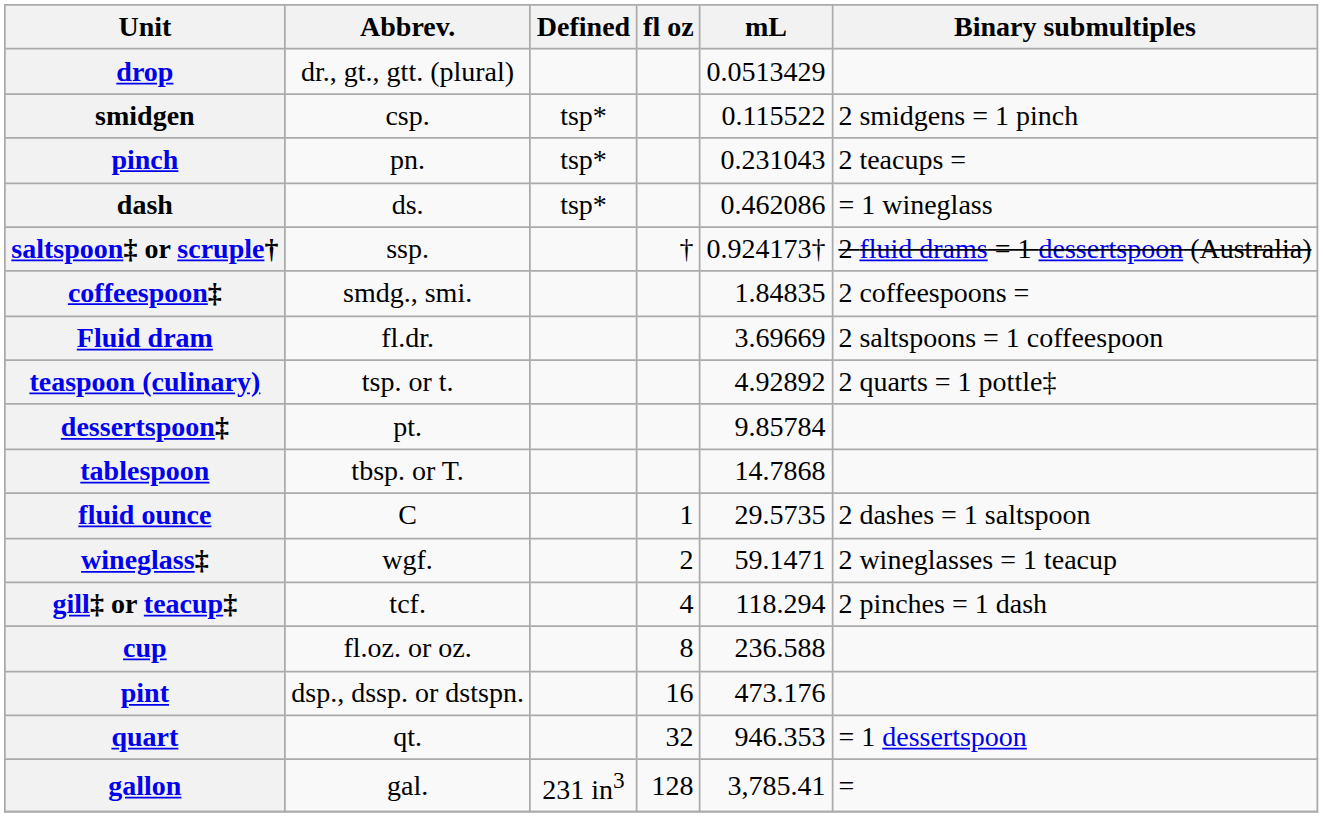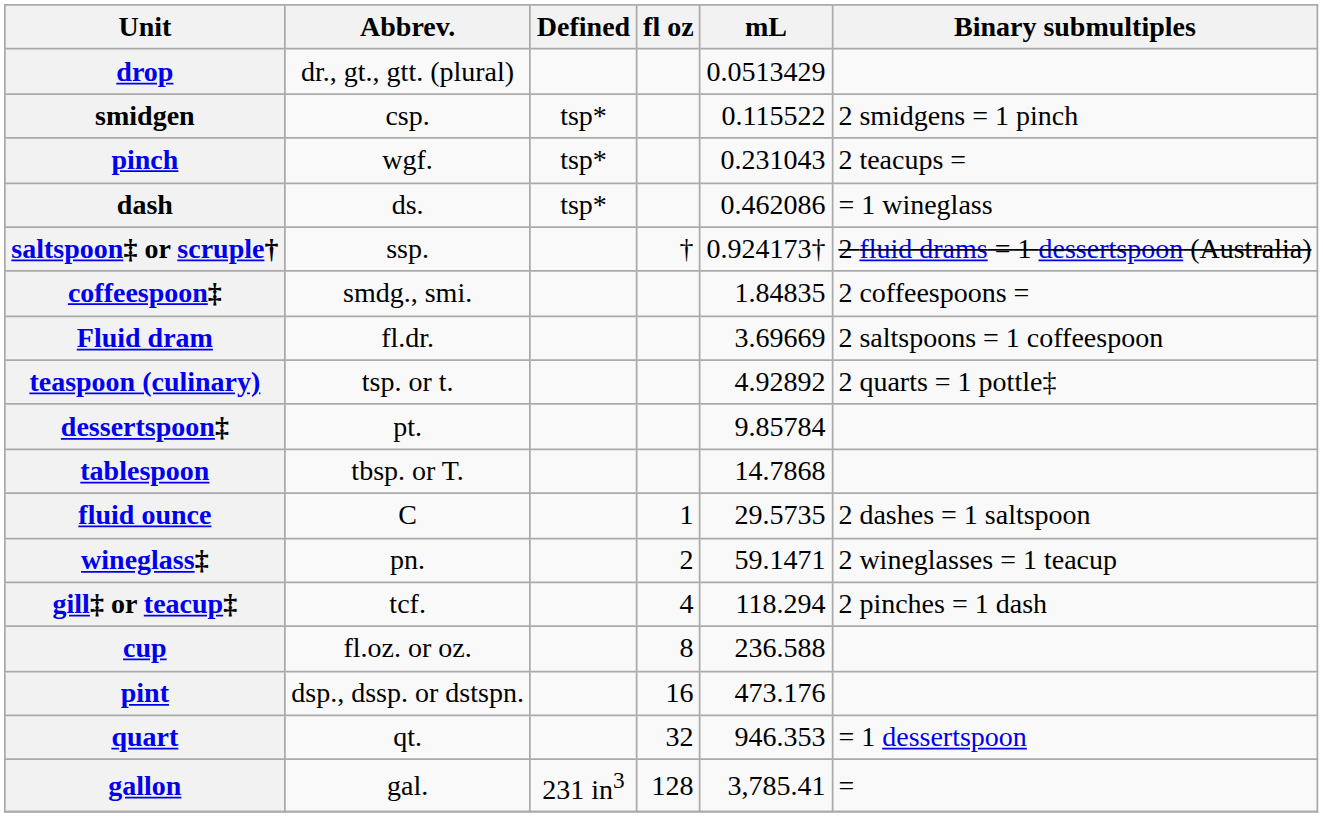(408, 159) pn. -> (408, 159) wgf.
(408, 559) wgf. -> (408, 559) pn.
